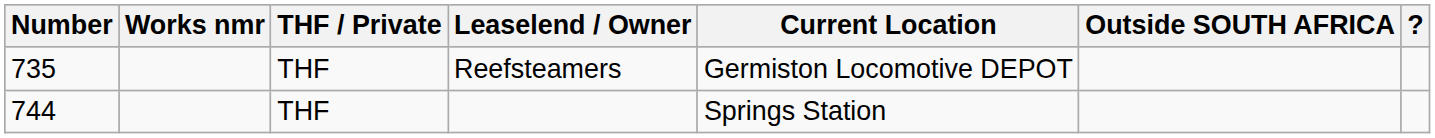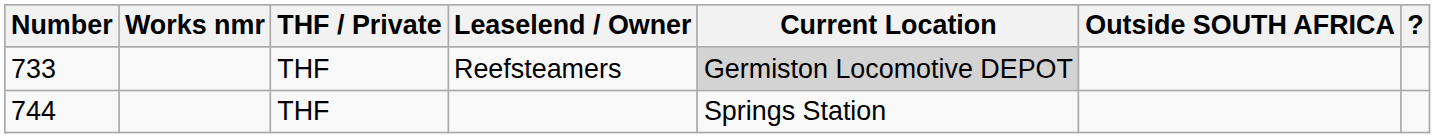(33, 68) 735 -> (33, 68) 733
(888, 68) no background -> (888, 68) lightgrey background
